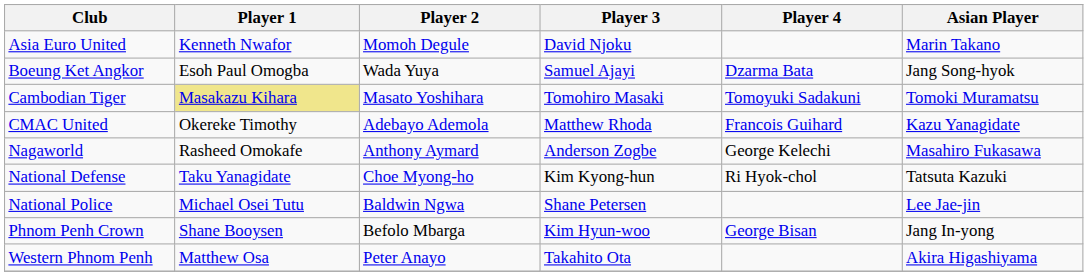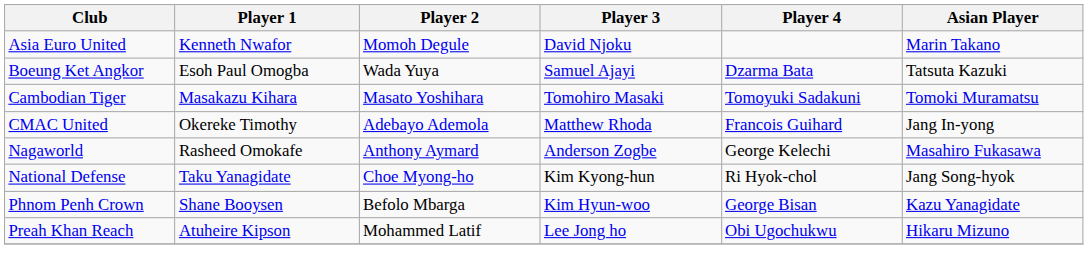(960, 71) Jang Song-hyok -> (957, 71) Tatsuta Kazuki
(238, 97) khaki background -> (238, 97) no background
(963, 124) Kazu Yanagidate -> (950, 124) Jang In-yong
(957, 177) Tatsuta Kazuki -> (960, 177) Jang Song-hyok
- row: (60, 204)
(950, 230) Jang In-yong -> (963, 204) Kazu Yanagidate
+ row: (71, 230)
- row: (81, 257)
